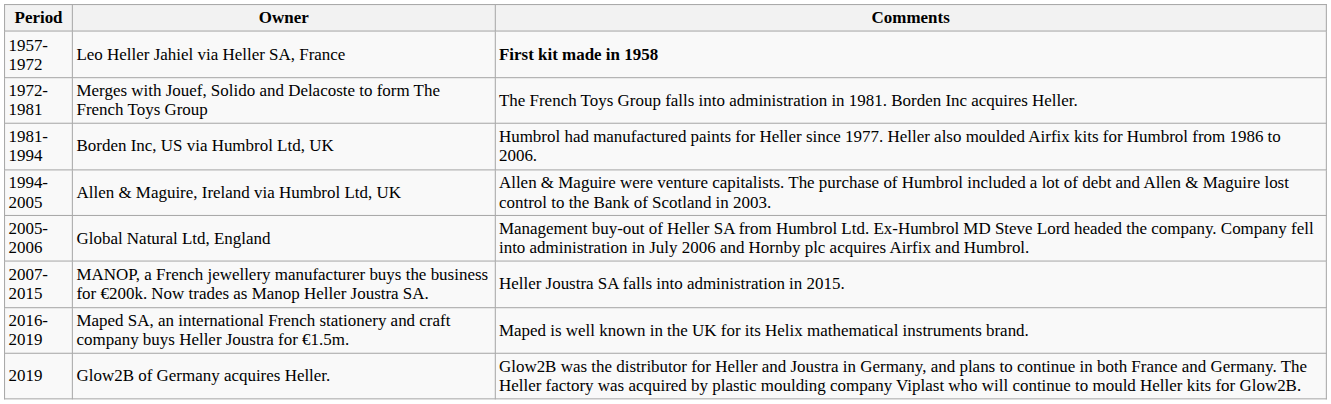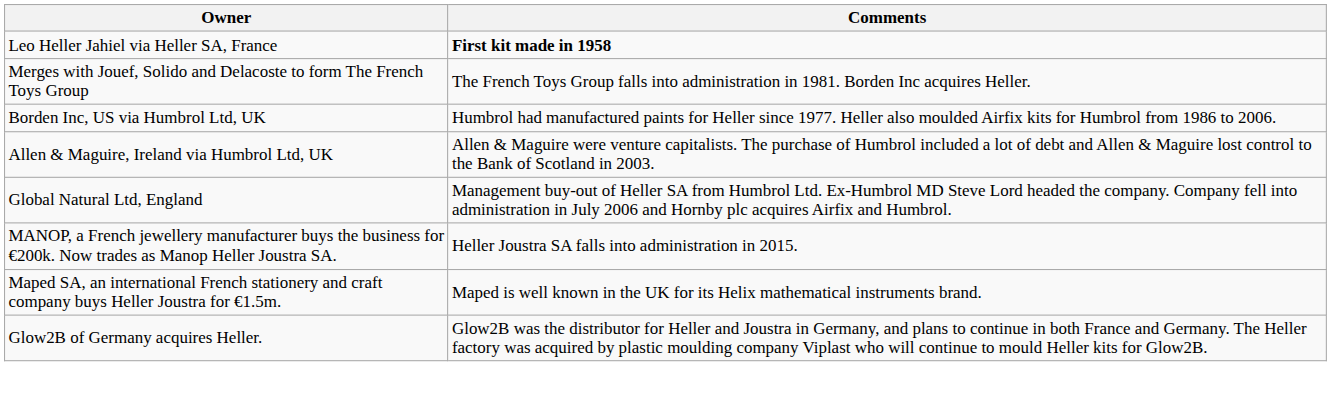- column: (39, 17)
